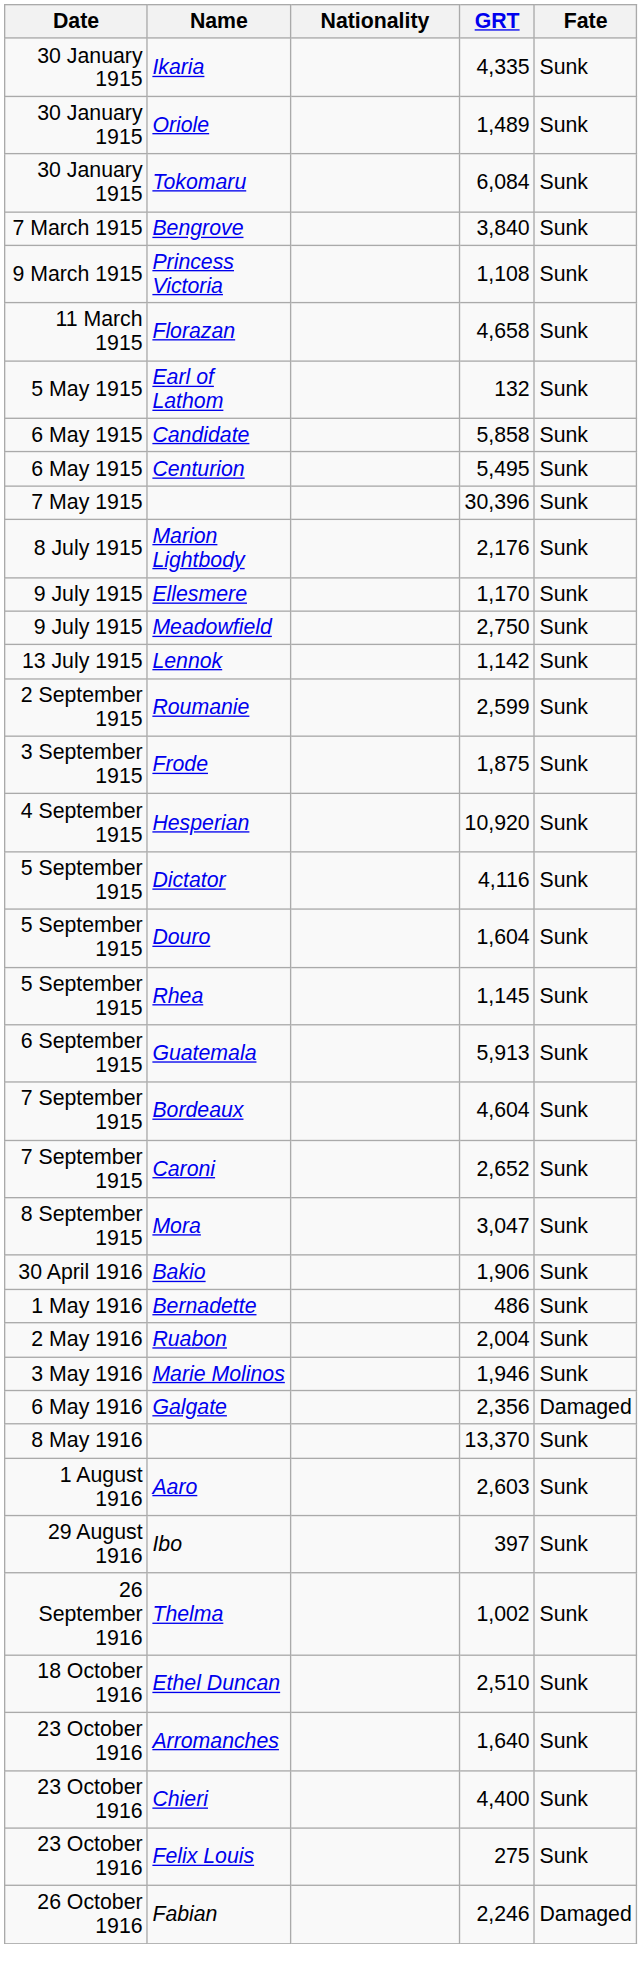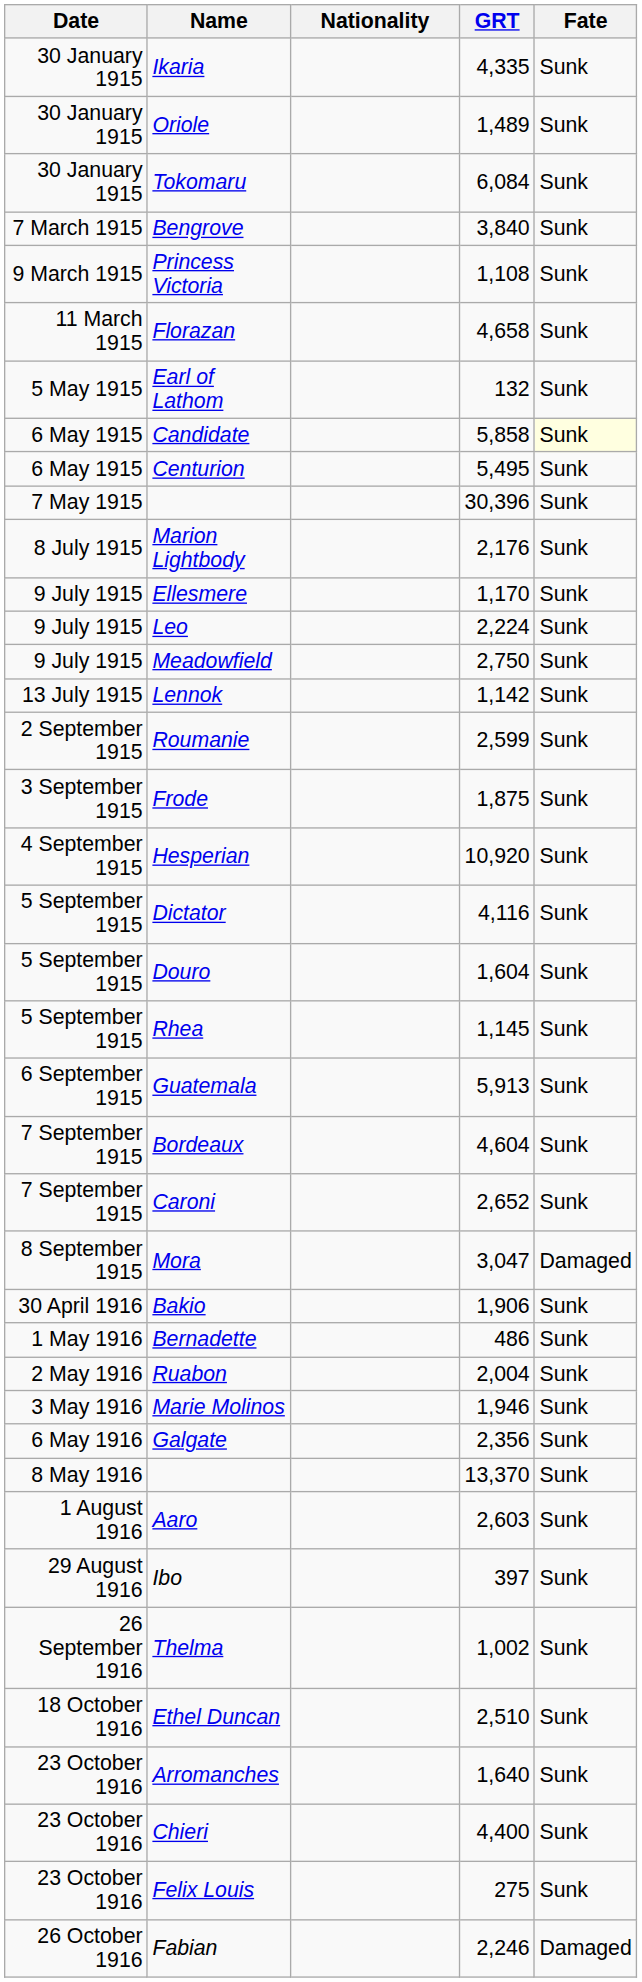(564, 435) no background -> (564, 435) lightyellow background
+ row: (170, 627)
(564, 1226) Sunk -> (586, 1260) Damaged
(586, 1407) Damaged -> (564, 1440) Sunk
